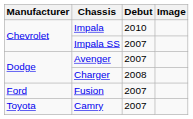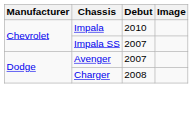- row: (89, 91)
- row: (89, 106)
